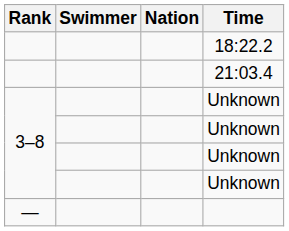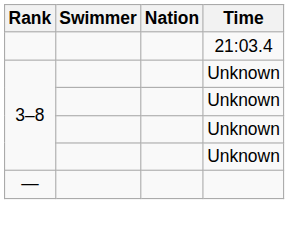- row: (30, 46)
